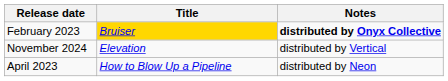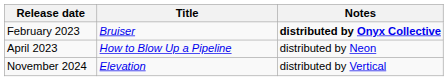(117, 31) gold background -> (117, 31) no background
rows swapped: (32, 66) <-> (47, 48)
